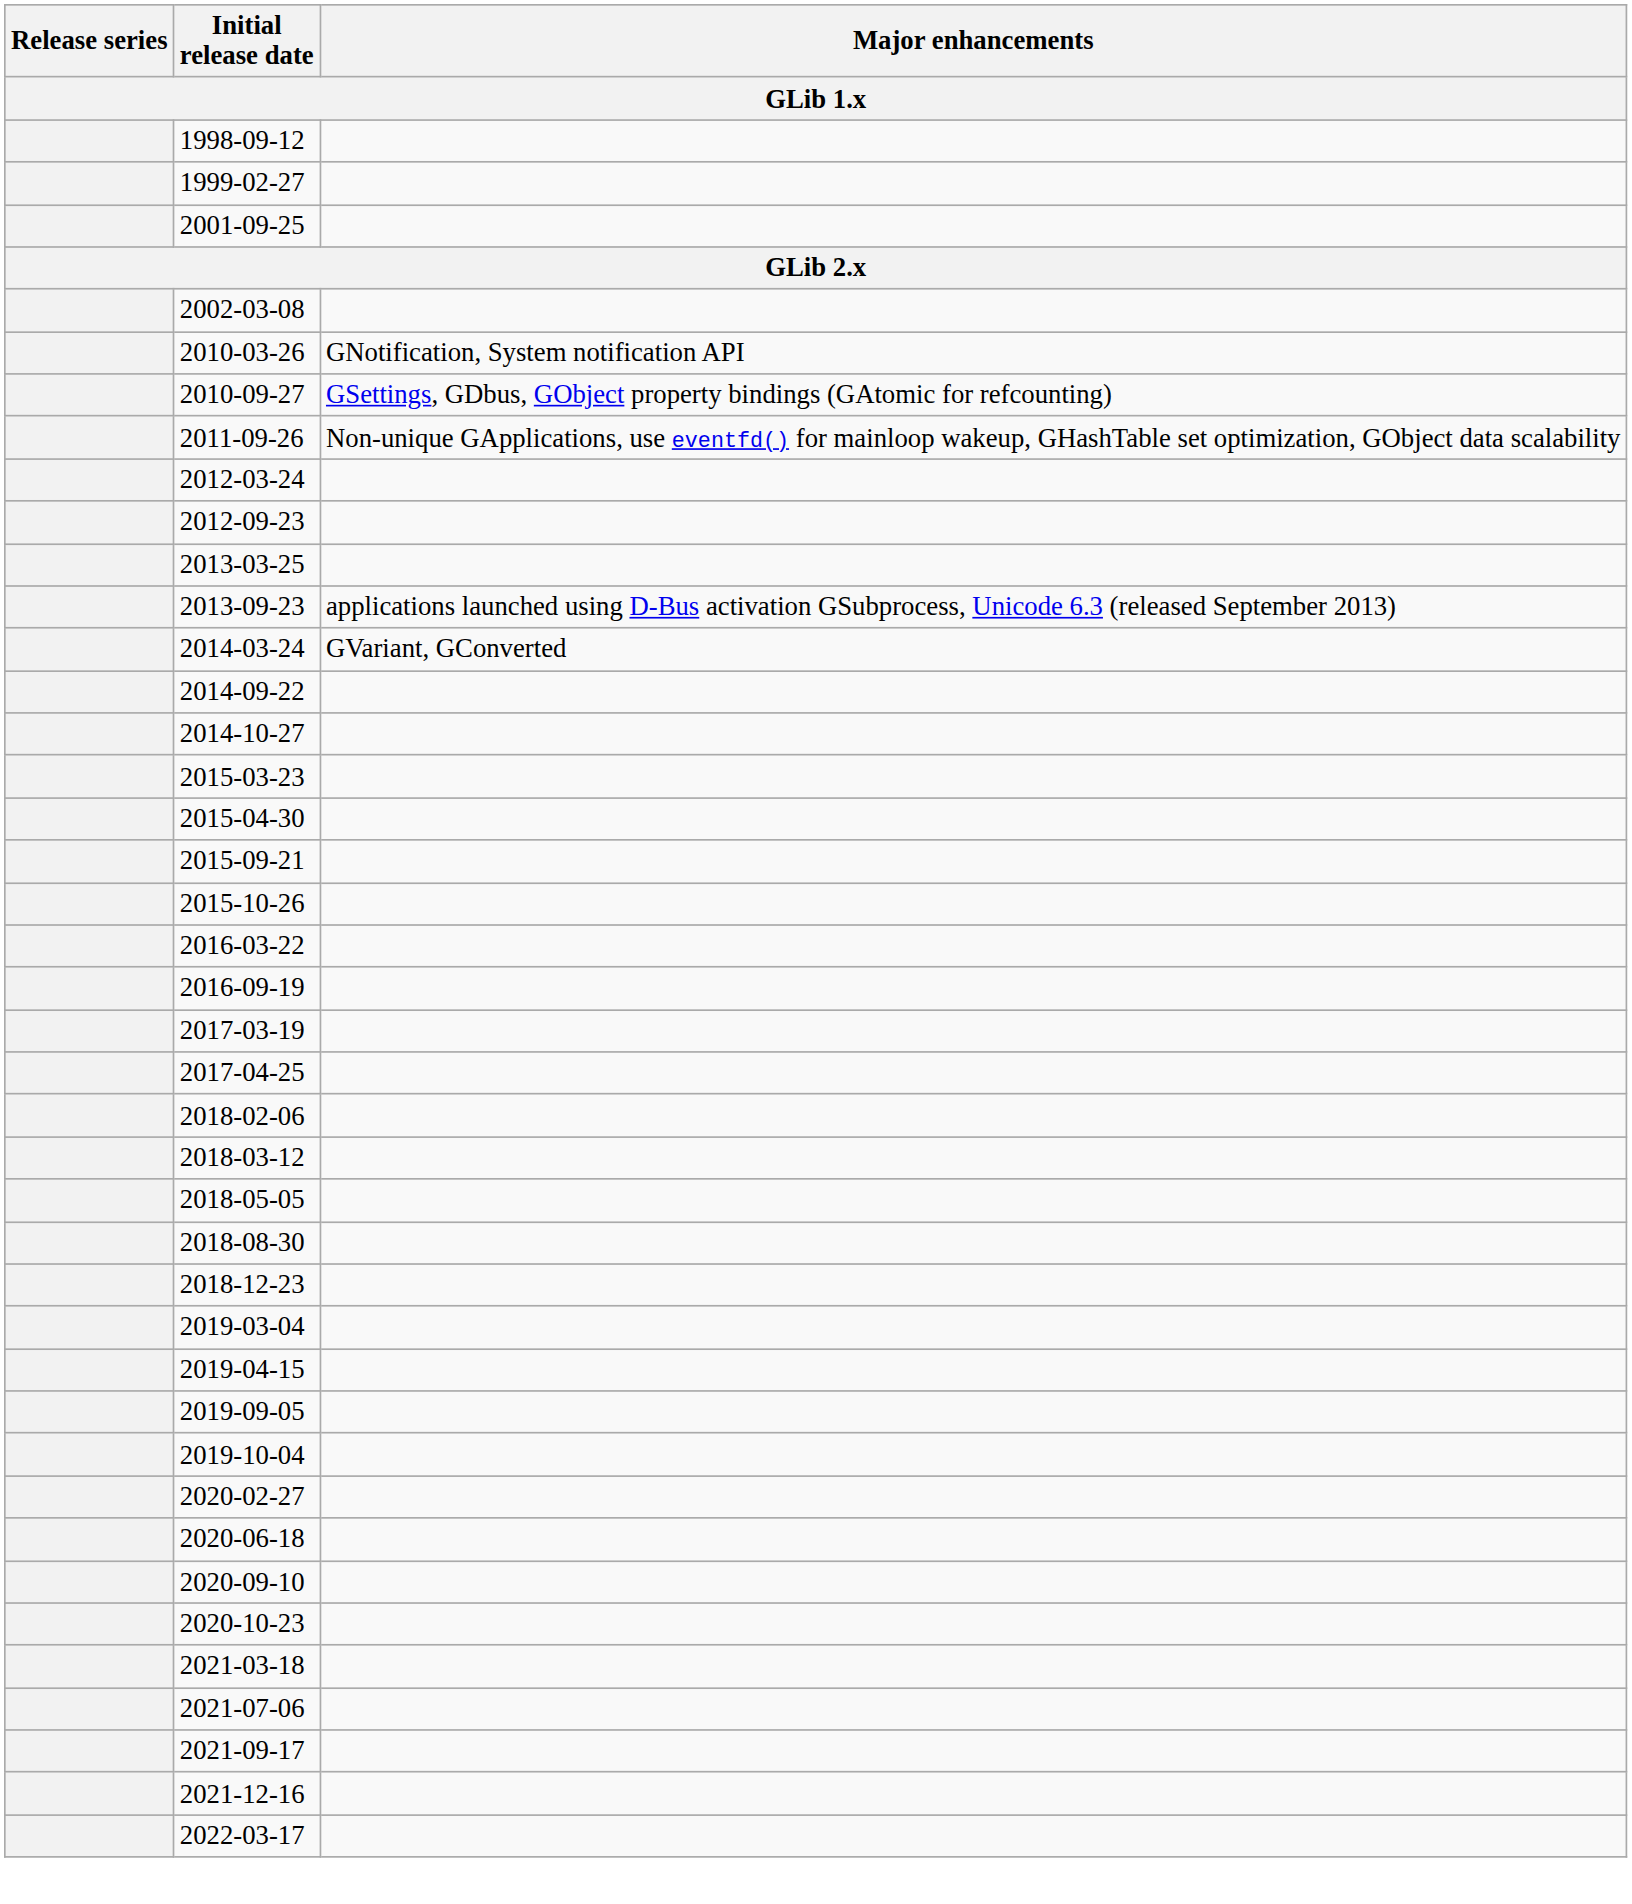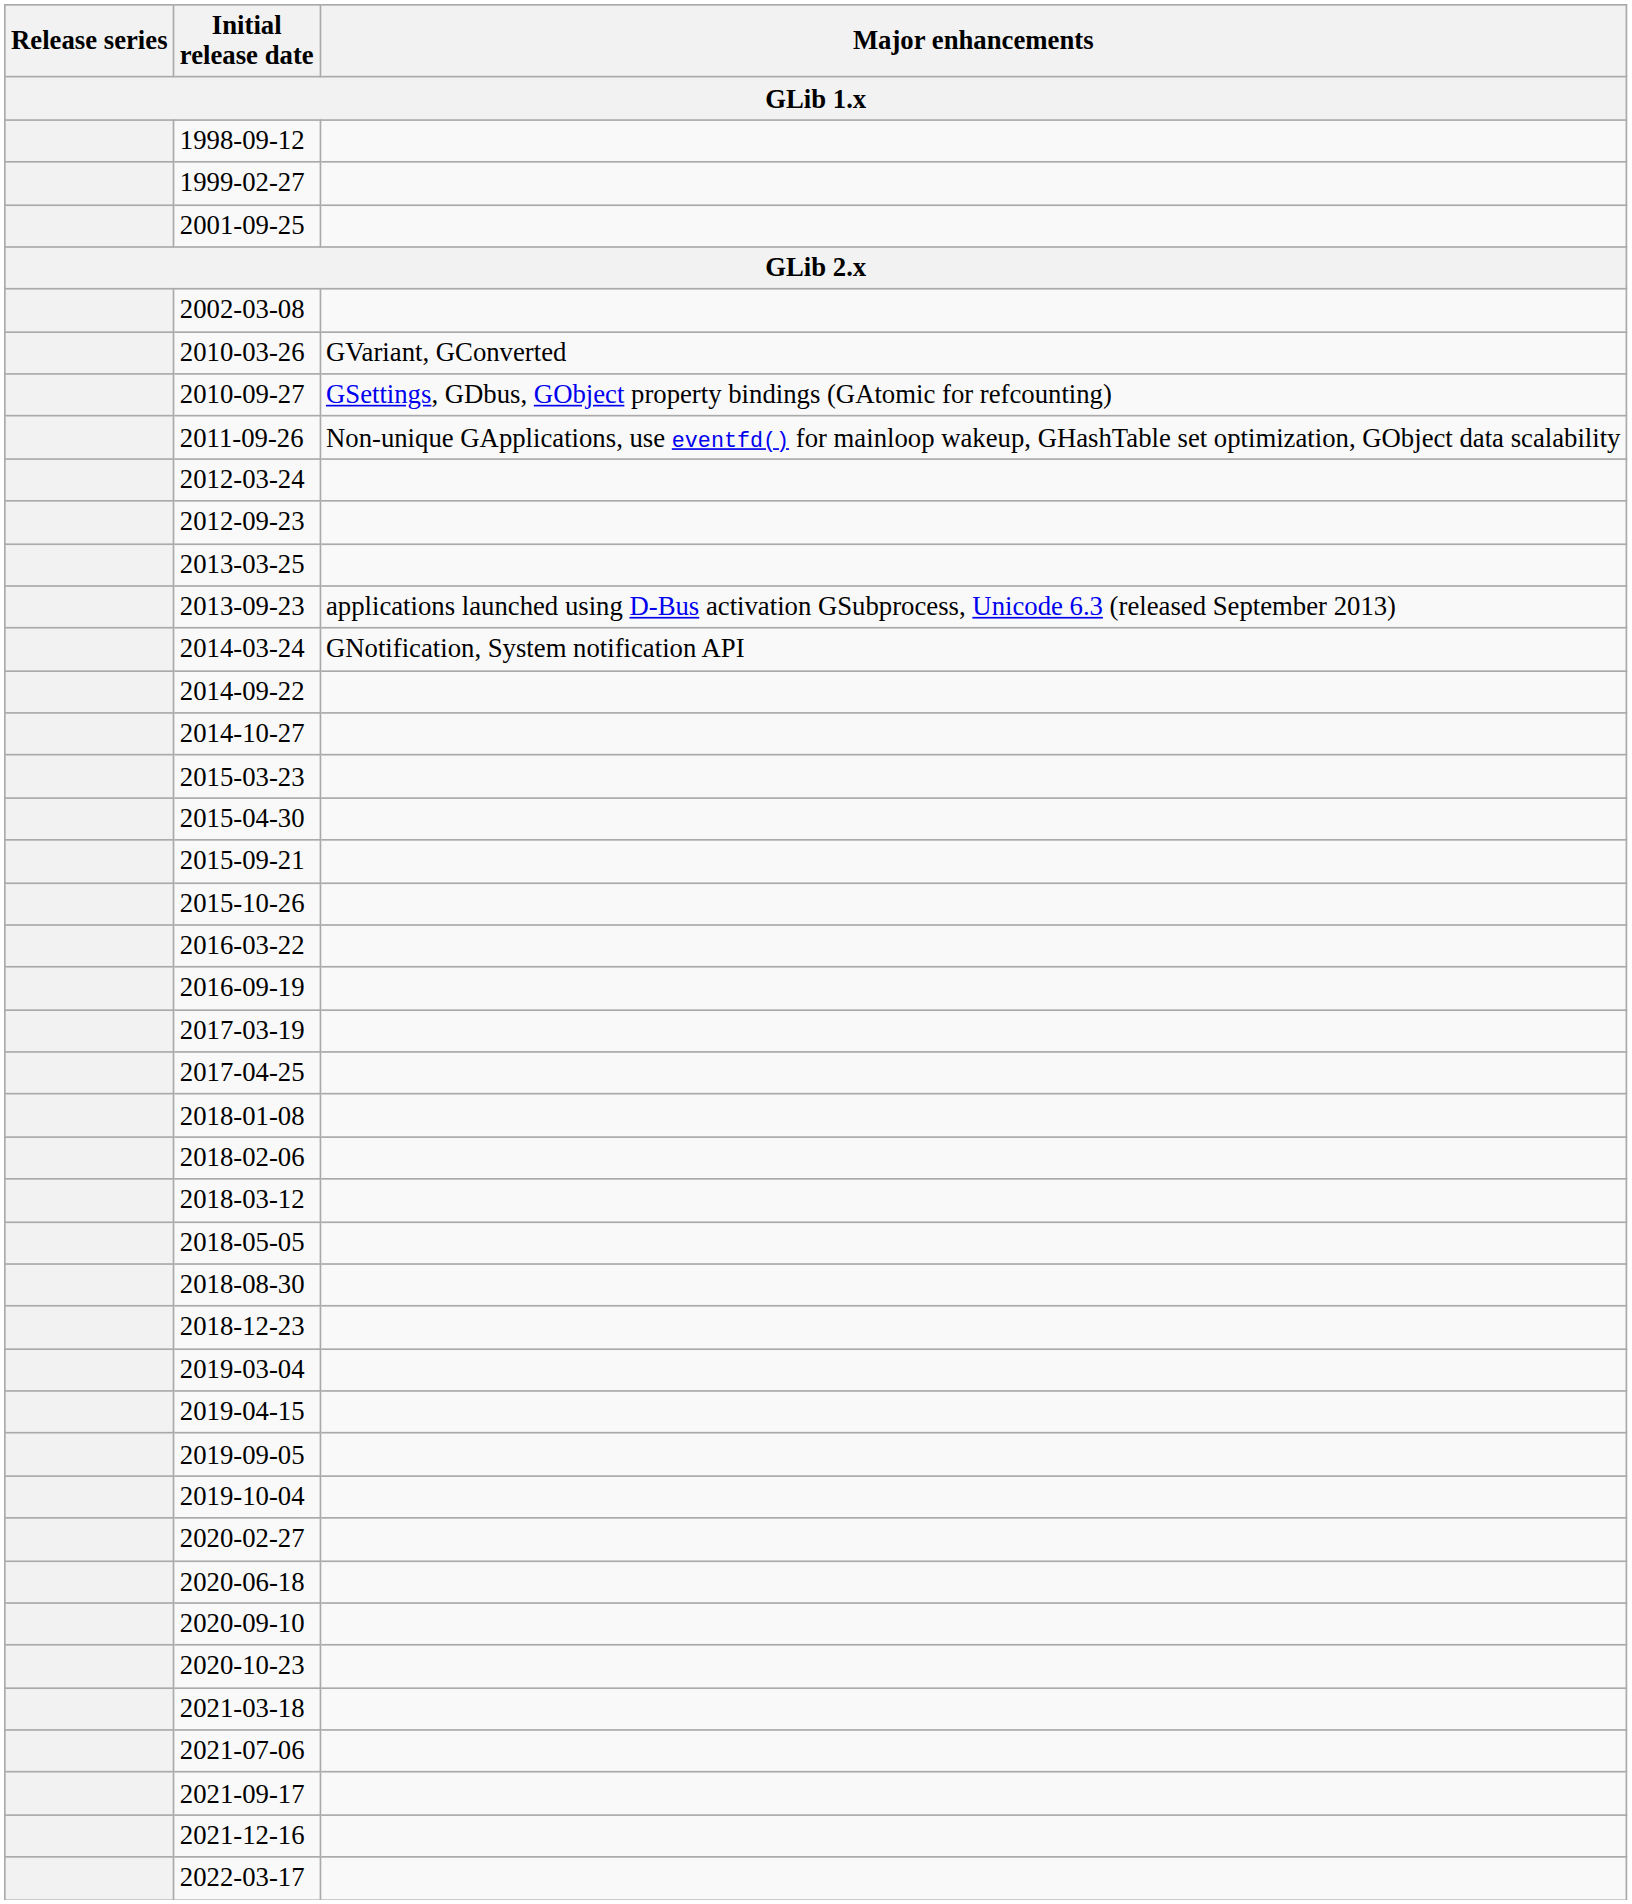(535, 352) GNotification, System notification API -> (446, 352) GVariant, GConverted
(446, 649) GVariant, GConverted -> (535, 649) GNotification, System notification API
+ row: (242, 1115)
